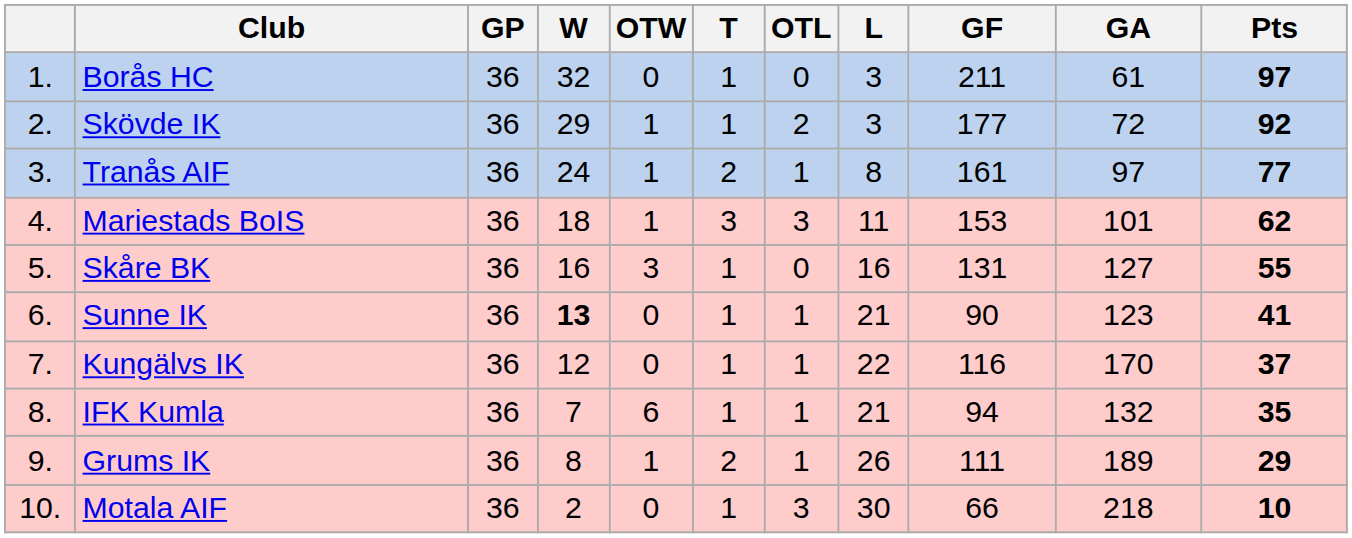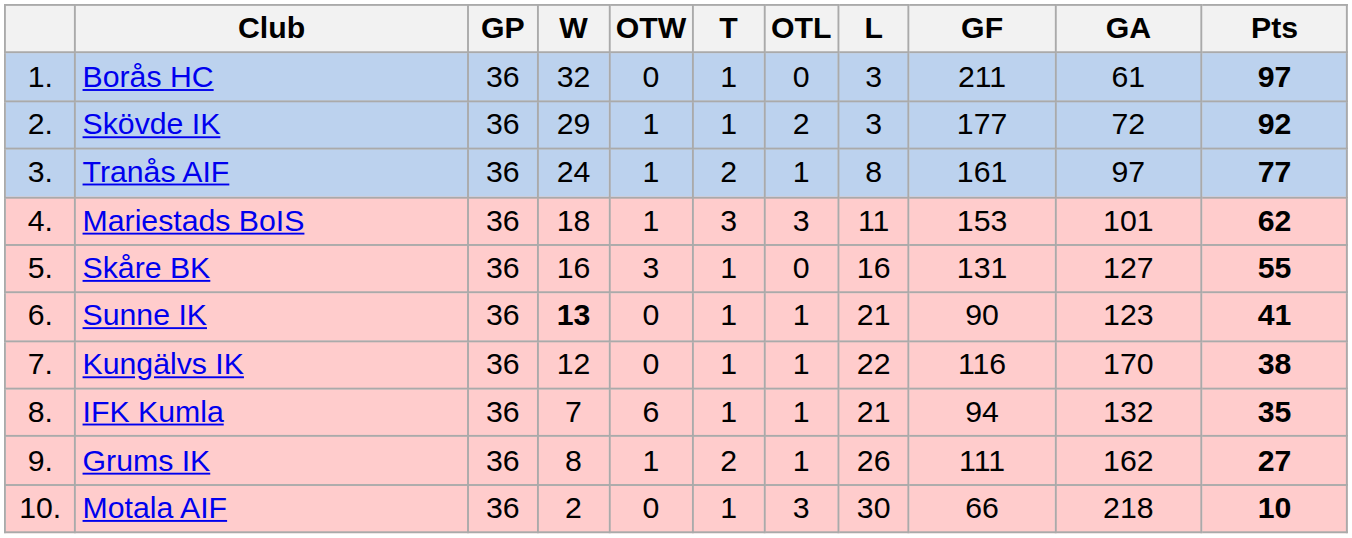(1275, 364) 37 -> (1275, 364) 38
(1128, 460) 189 -> (1128, 460) 162
(1275, 460) 29 -> (1275, 460) 27
